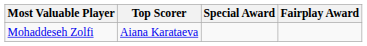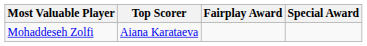columns swapped: (320, 13) <-> (239, 13)
